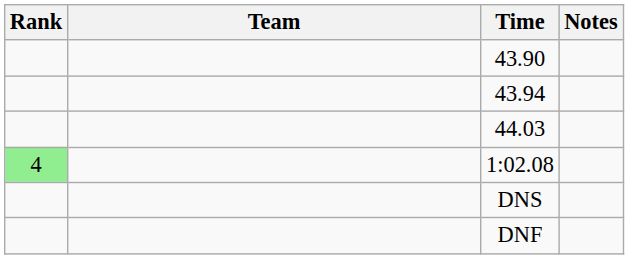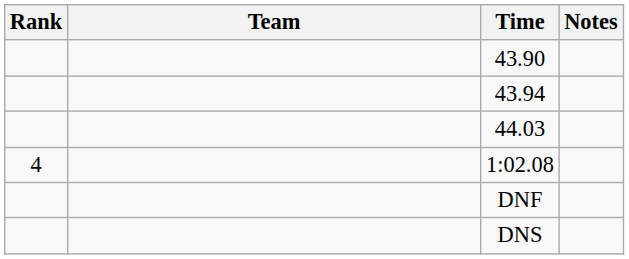(36, 164) lightgreen background -> (36, 164) no background
rows swapped: (520, 235) <-> (520, 199)
